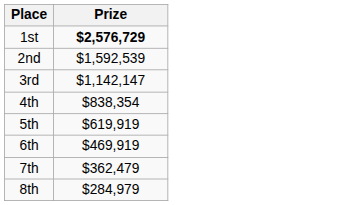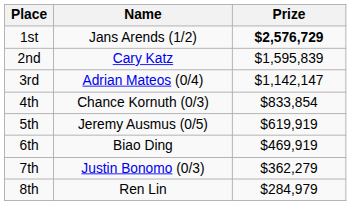+ column: (143, 15)
(111, 59) $1,592,539 -> (289, 59) $1,595,839
(111, 102) $838,354 -> (289, 102) $833,854
(111, 168) $362,479 -> (289, 168) $362,279
